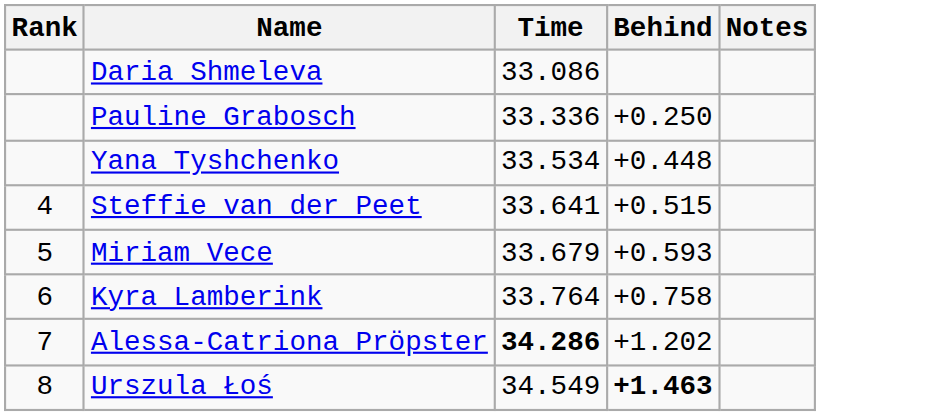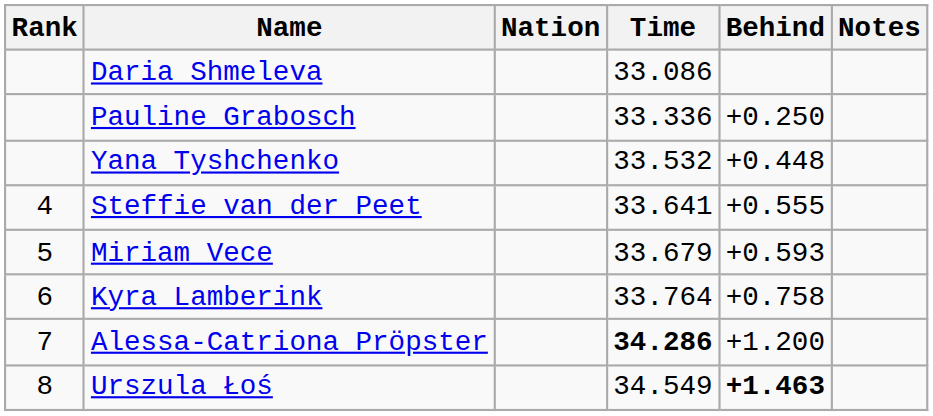+ column: (551, 28)
(551, 162) 33.534 -> (663, 162) 33.532
(663, 207) +0.515 -> (775, 207) +0.555
(663, 342) +1.202 -> (775, 342) +1.200
